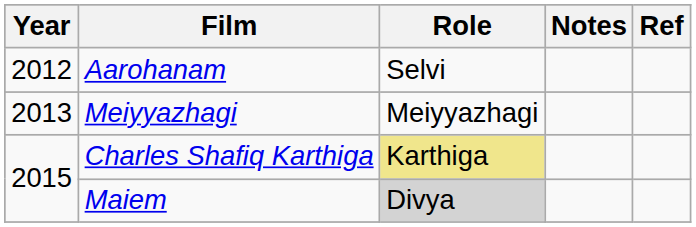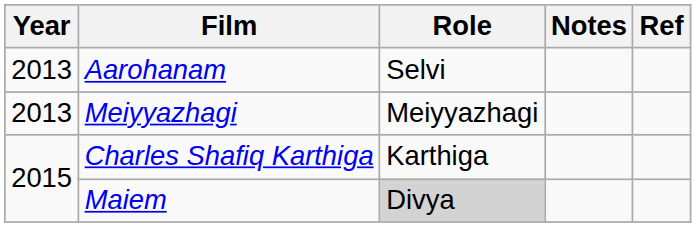(42, 69) 2012 -> (42, 69) 2013
(437, 156) khaki background -> (437, 156) no background
